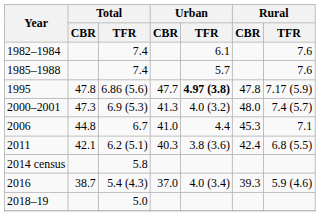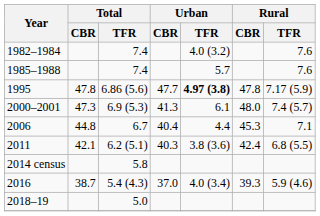(222, 51) 6.1 -> (210, 51) 4.0 (3.2)
(210, 107) 4.0 (3.2) -> (222, 107) 6.1
(168, 126) 41.0 -> (168, 126) 40.4
